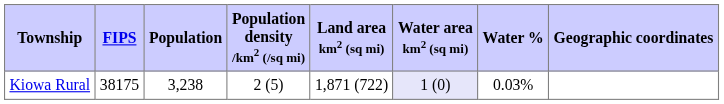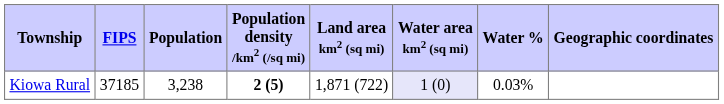(119, 85) 38175 -> (119, 85) 37185
(269, 85) normal -> (269, 85) bold
